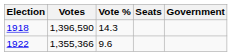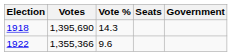(72, 28) 1,396,590 -> (72, 28) 1,395,690
